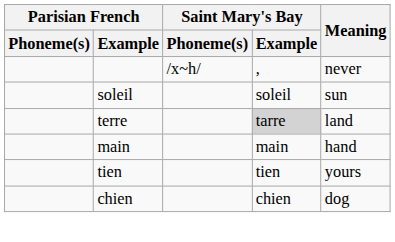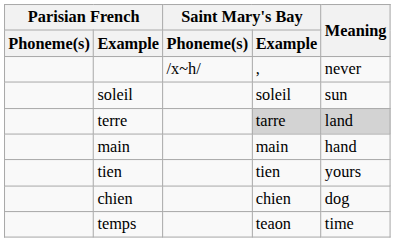(339, 120) no background -> (339, 120) lightgrey background
+ row: (117, 224)
